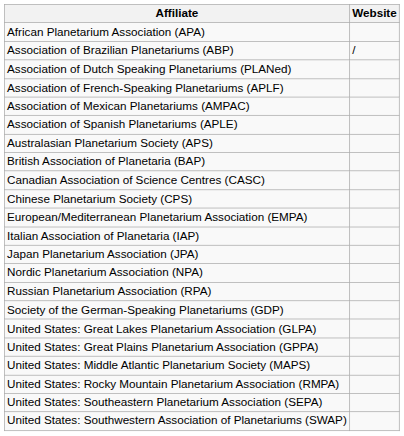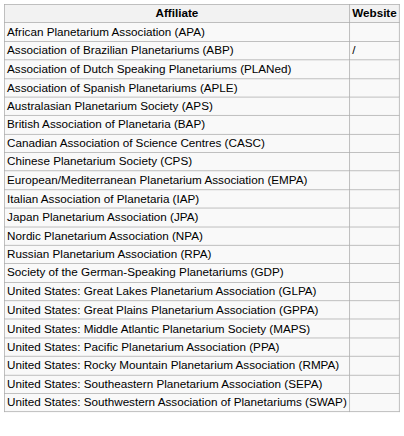- row: (145, 87)
- row: (128, 106)
+ row: (143, 347)
